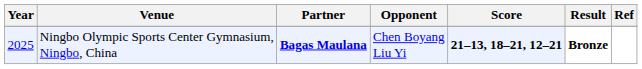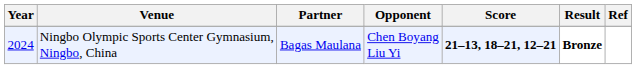(21, 45) 2025 -> (21, 45) 2024
(323, 45) bold -> (320, 45) normal
